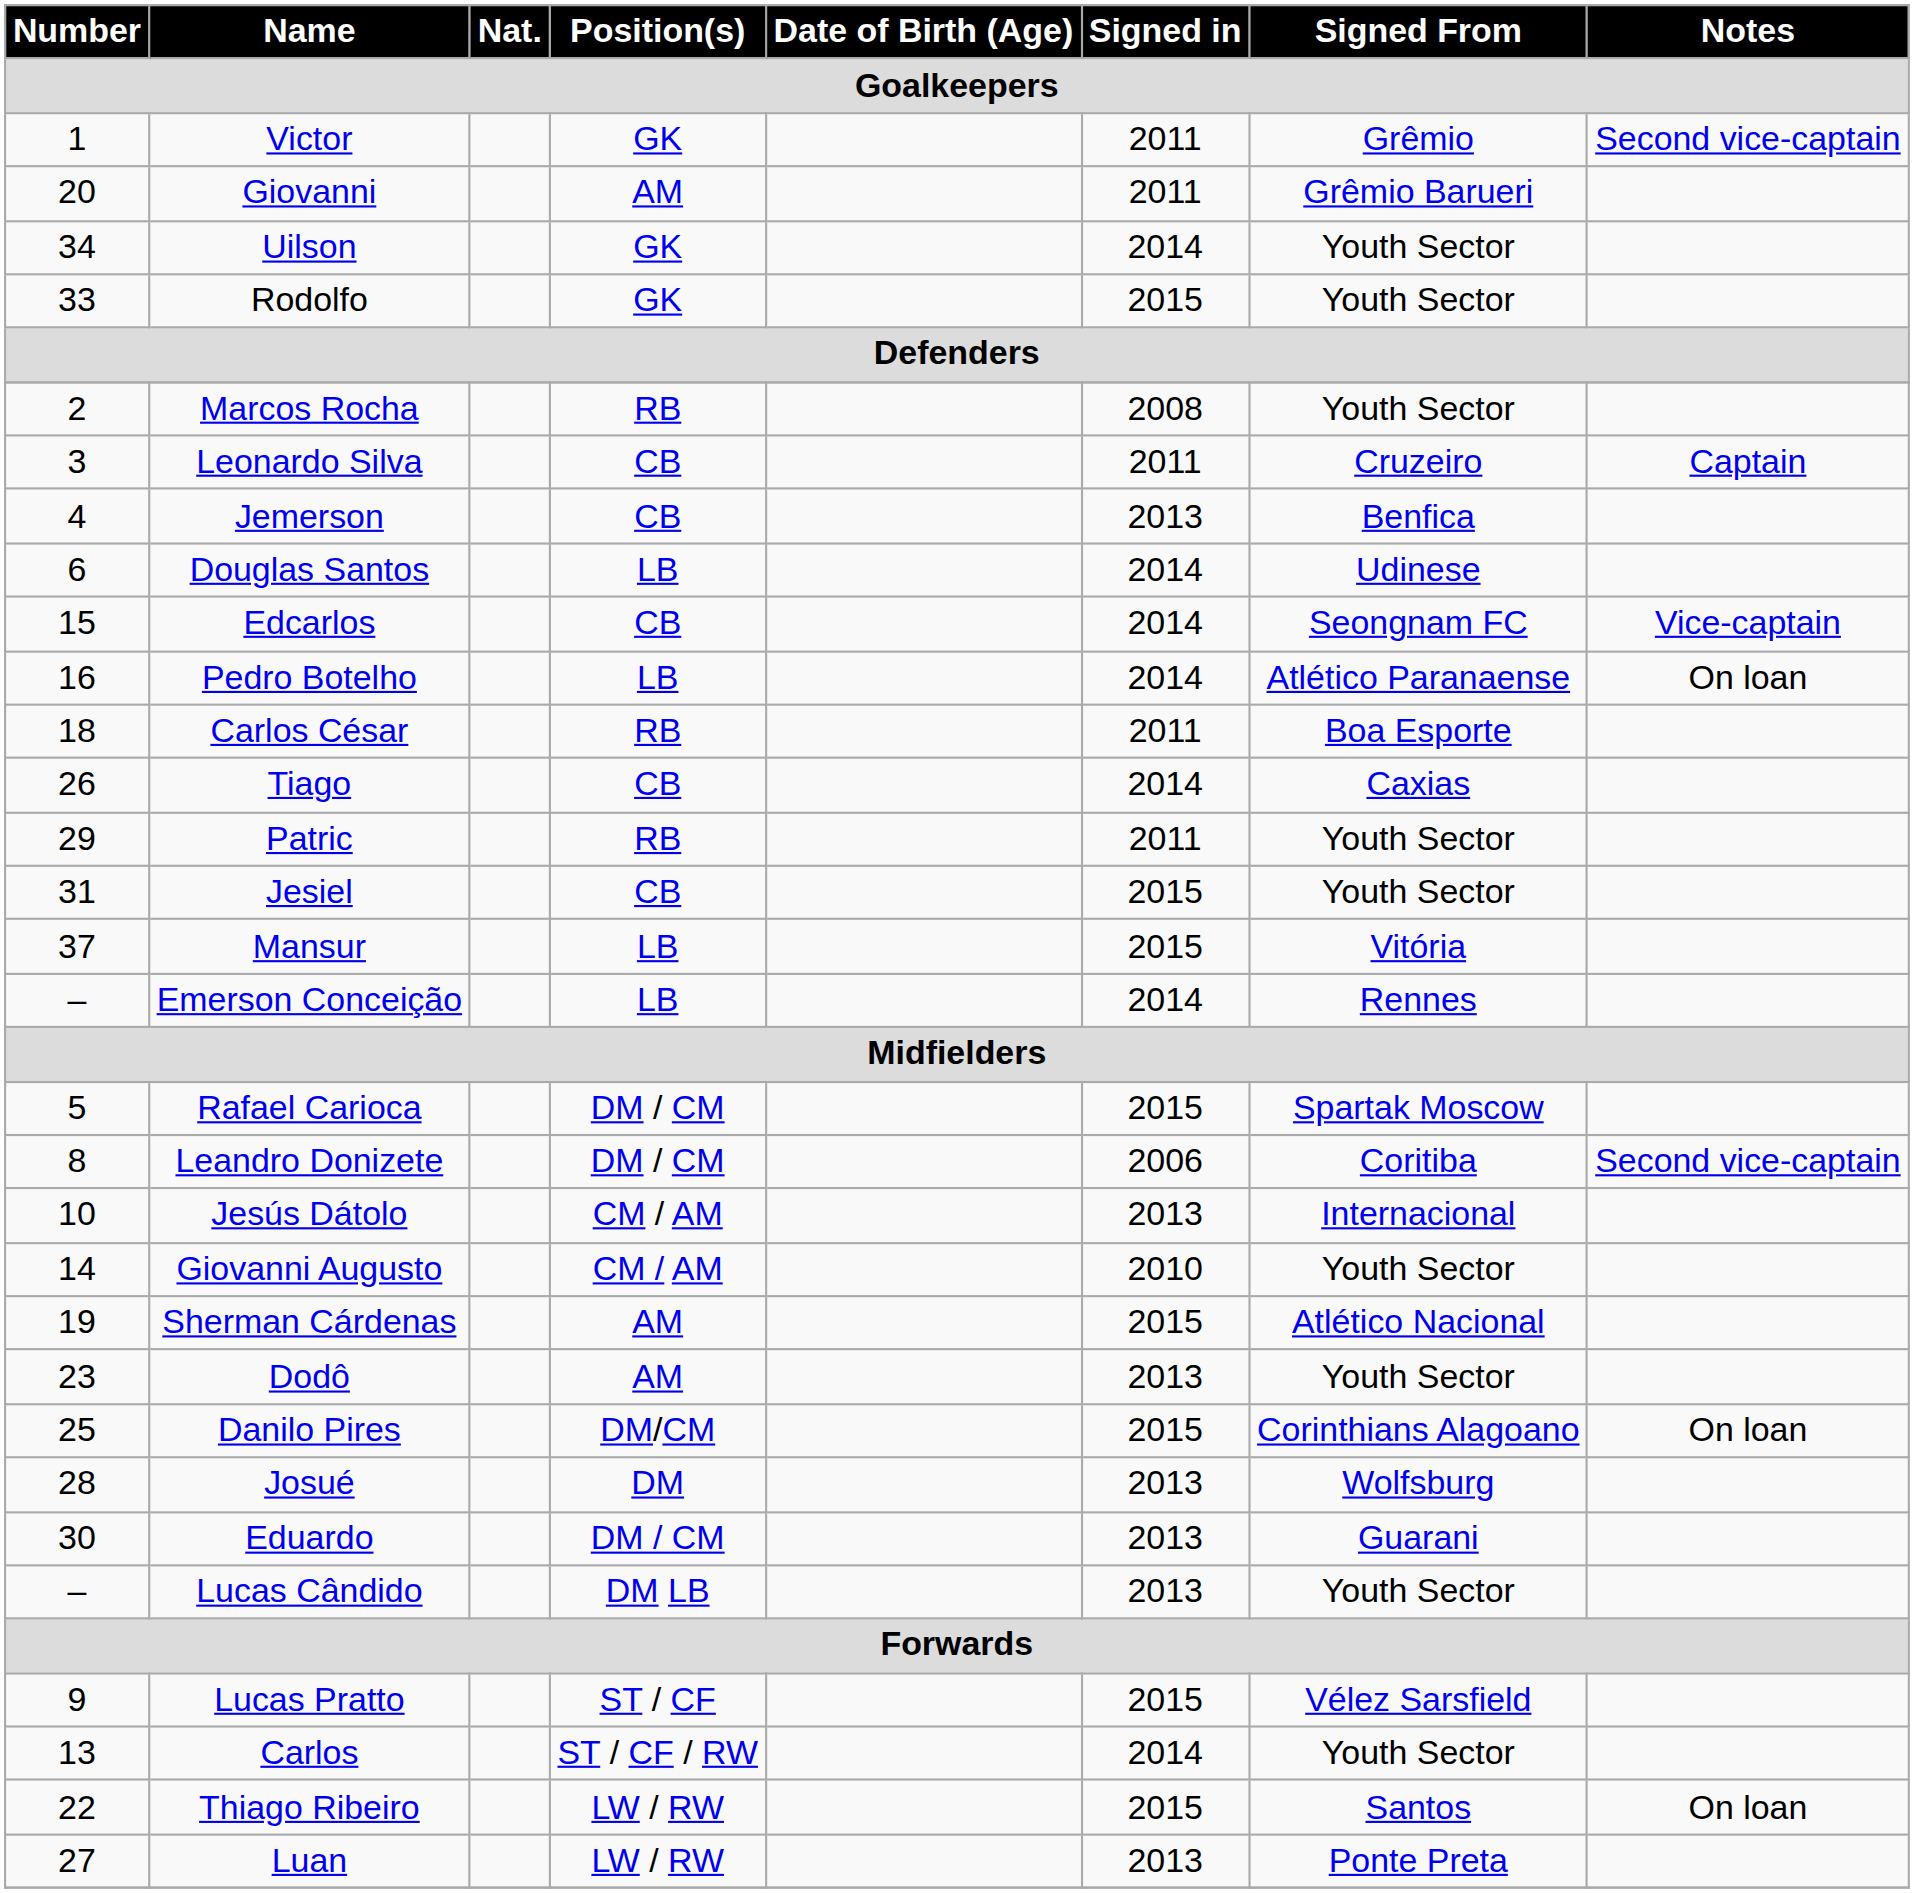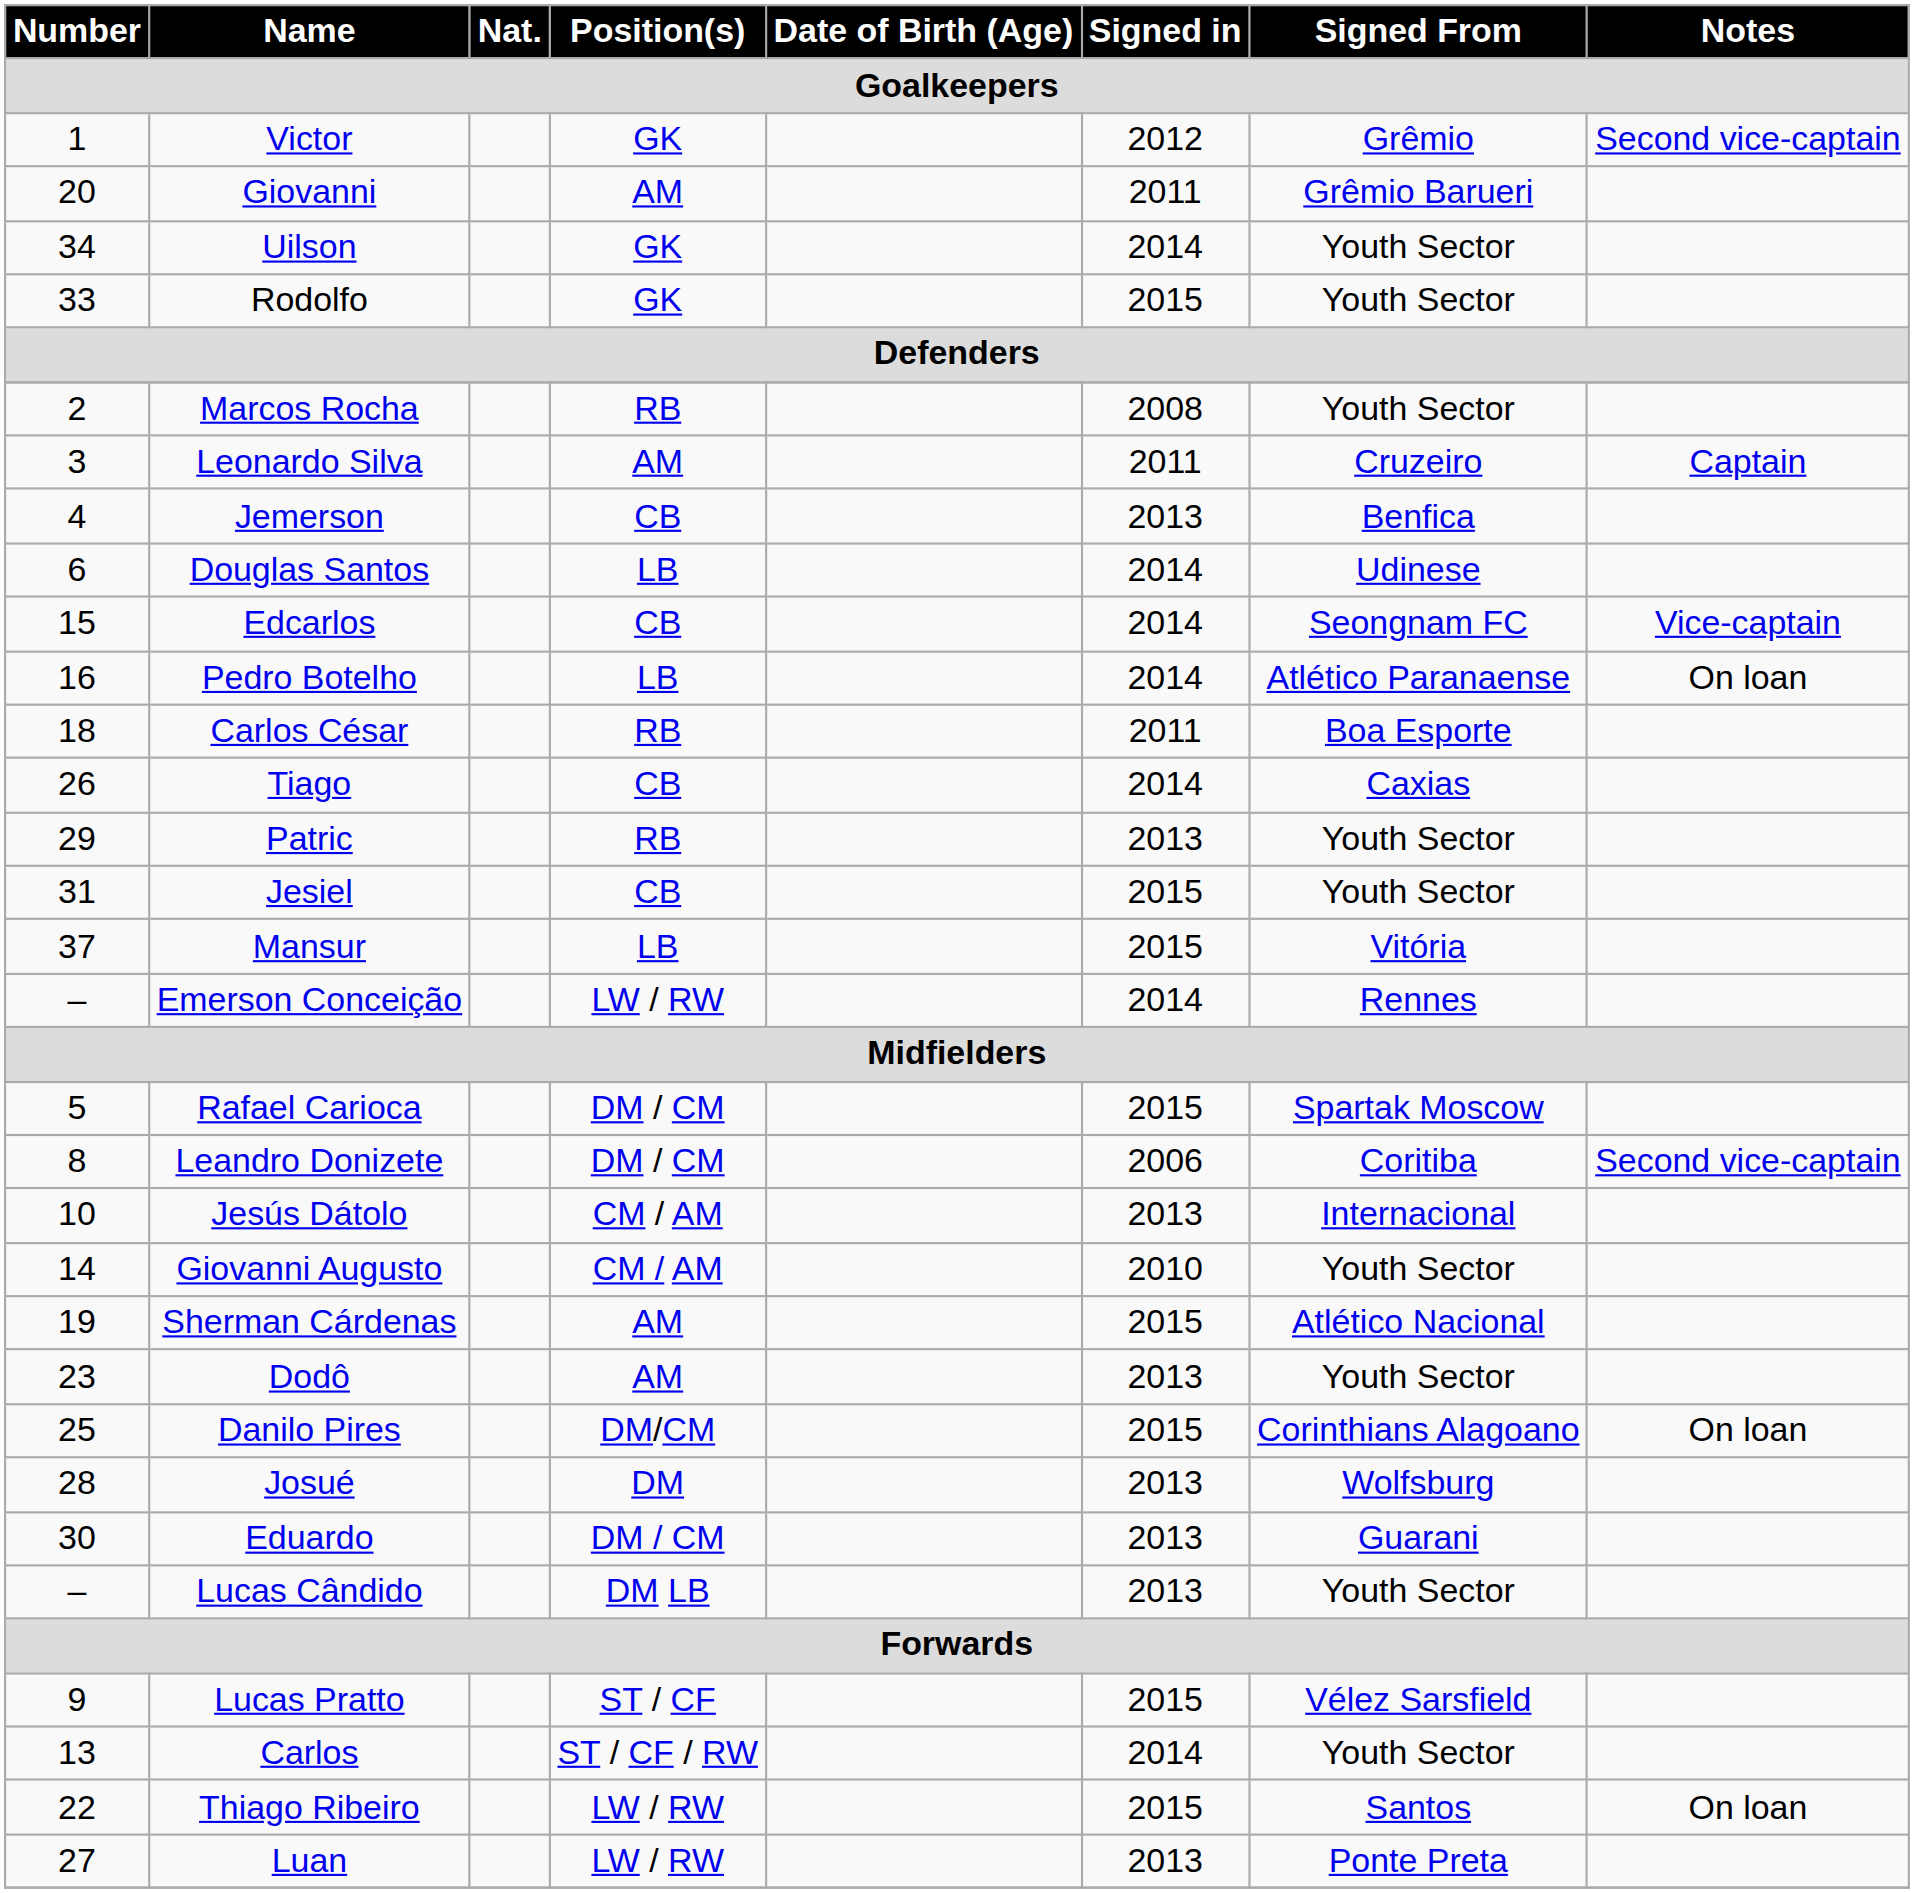(1165, 138) 2011 -> (1165, 138) 2012
(658, 461) CB -> (658, 461) AM
(1165, 838) 2011 -> (1165, 838) 2013
(658, 999) LB -> (658, 999) LW / RW
